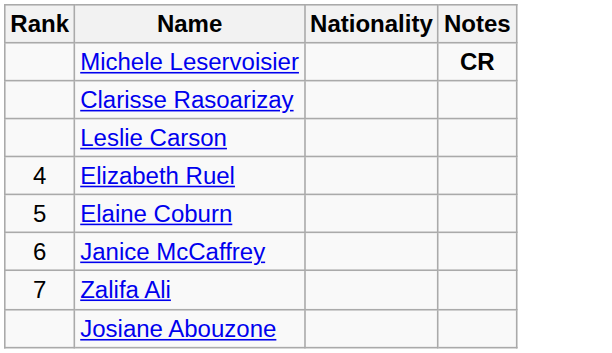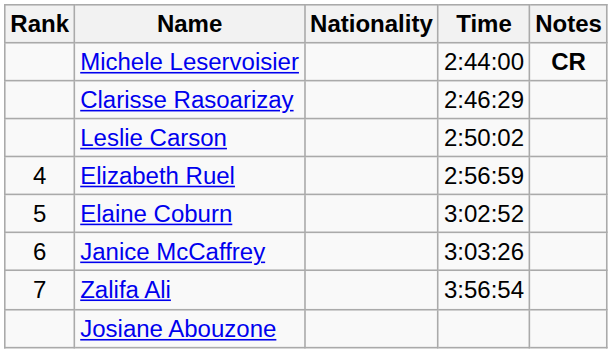+ column: (484, 24)
